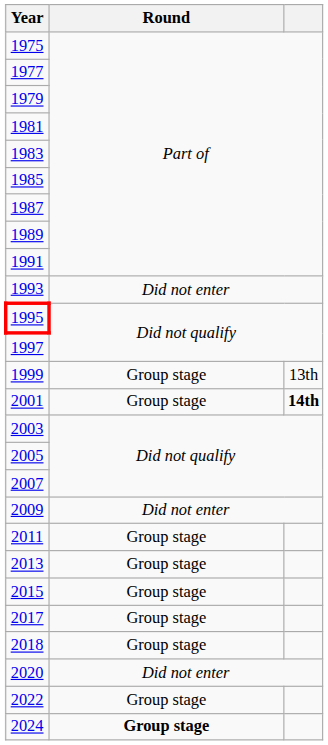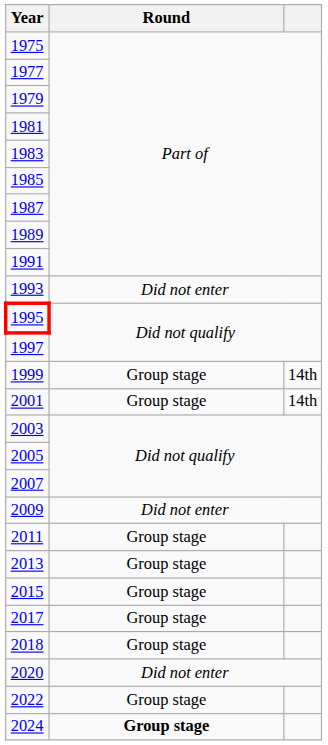(304, 374) 13th -> (303, 374) 14th
(304, 402) bold -> (303, 402) normal
